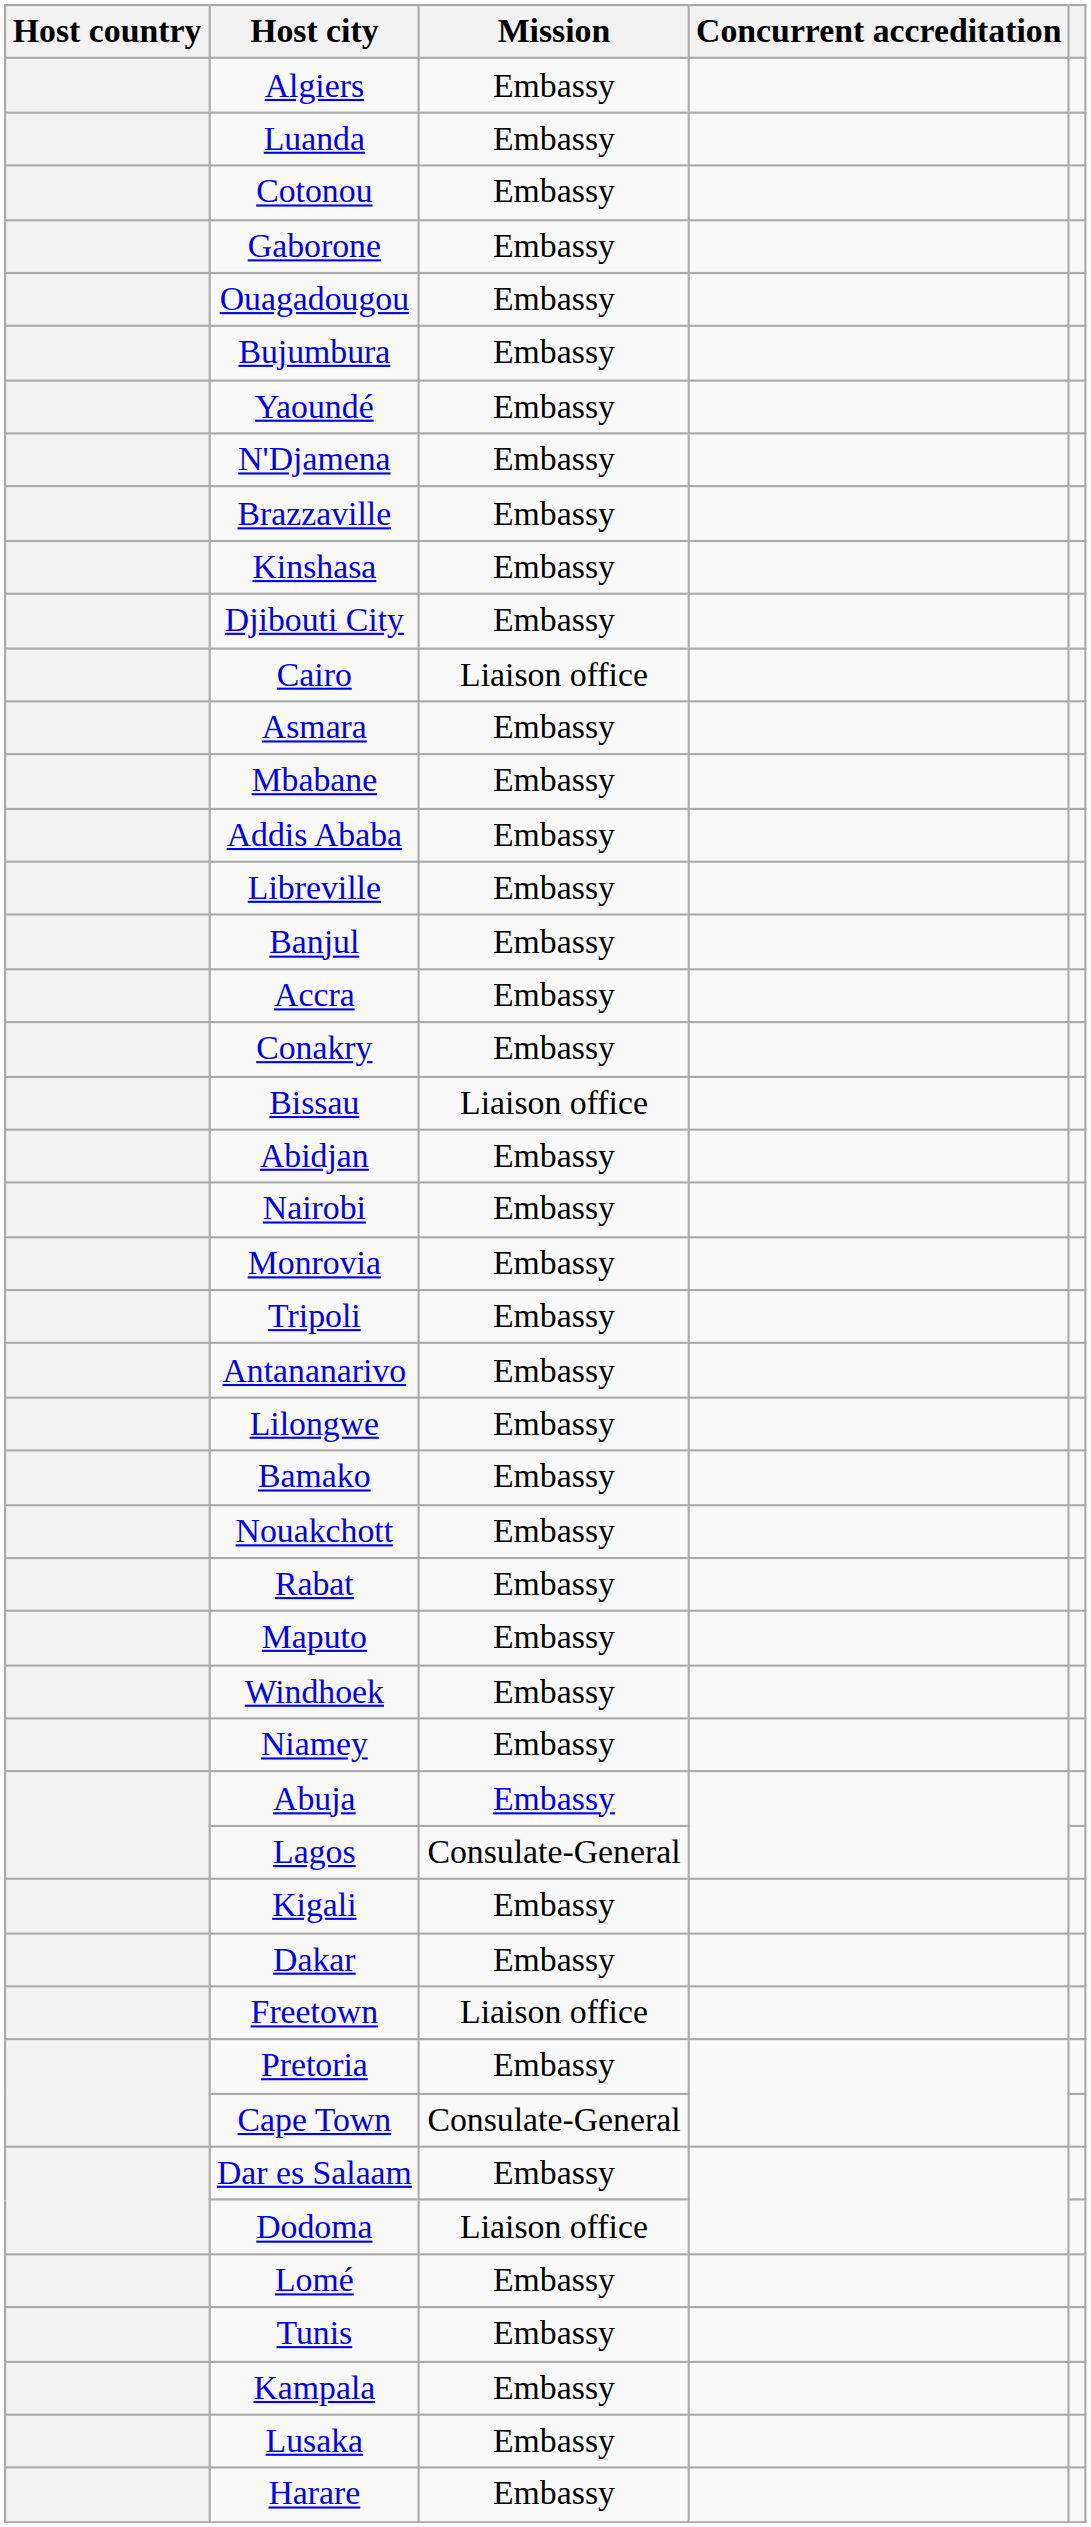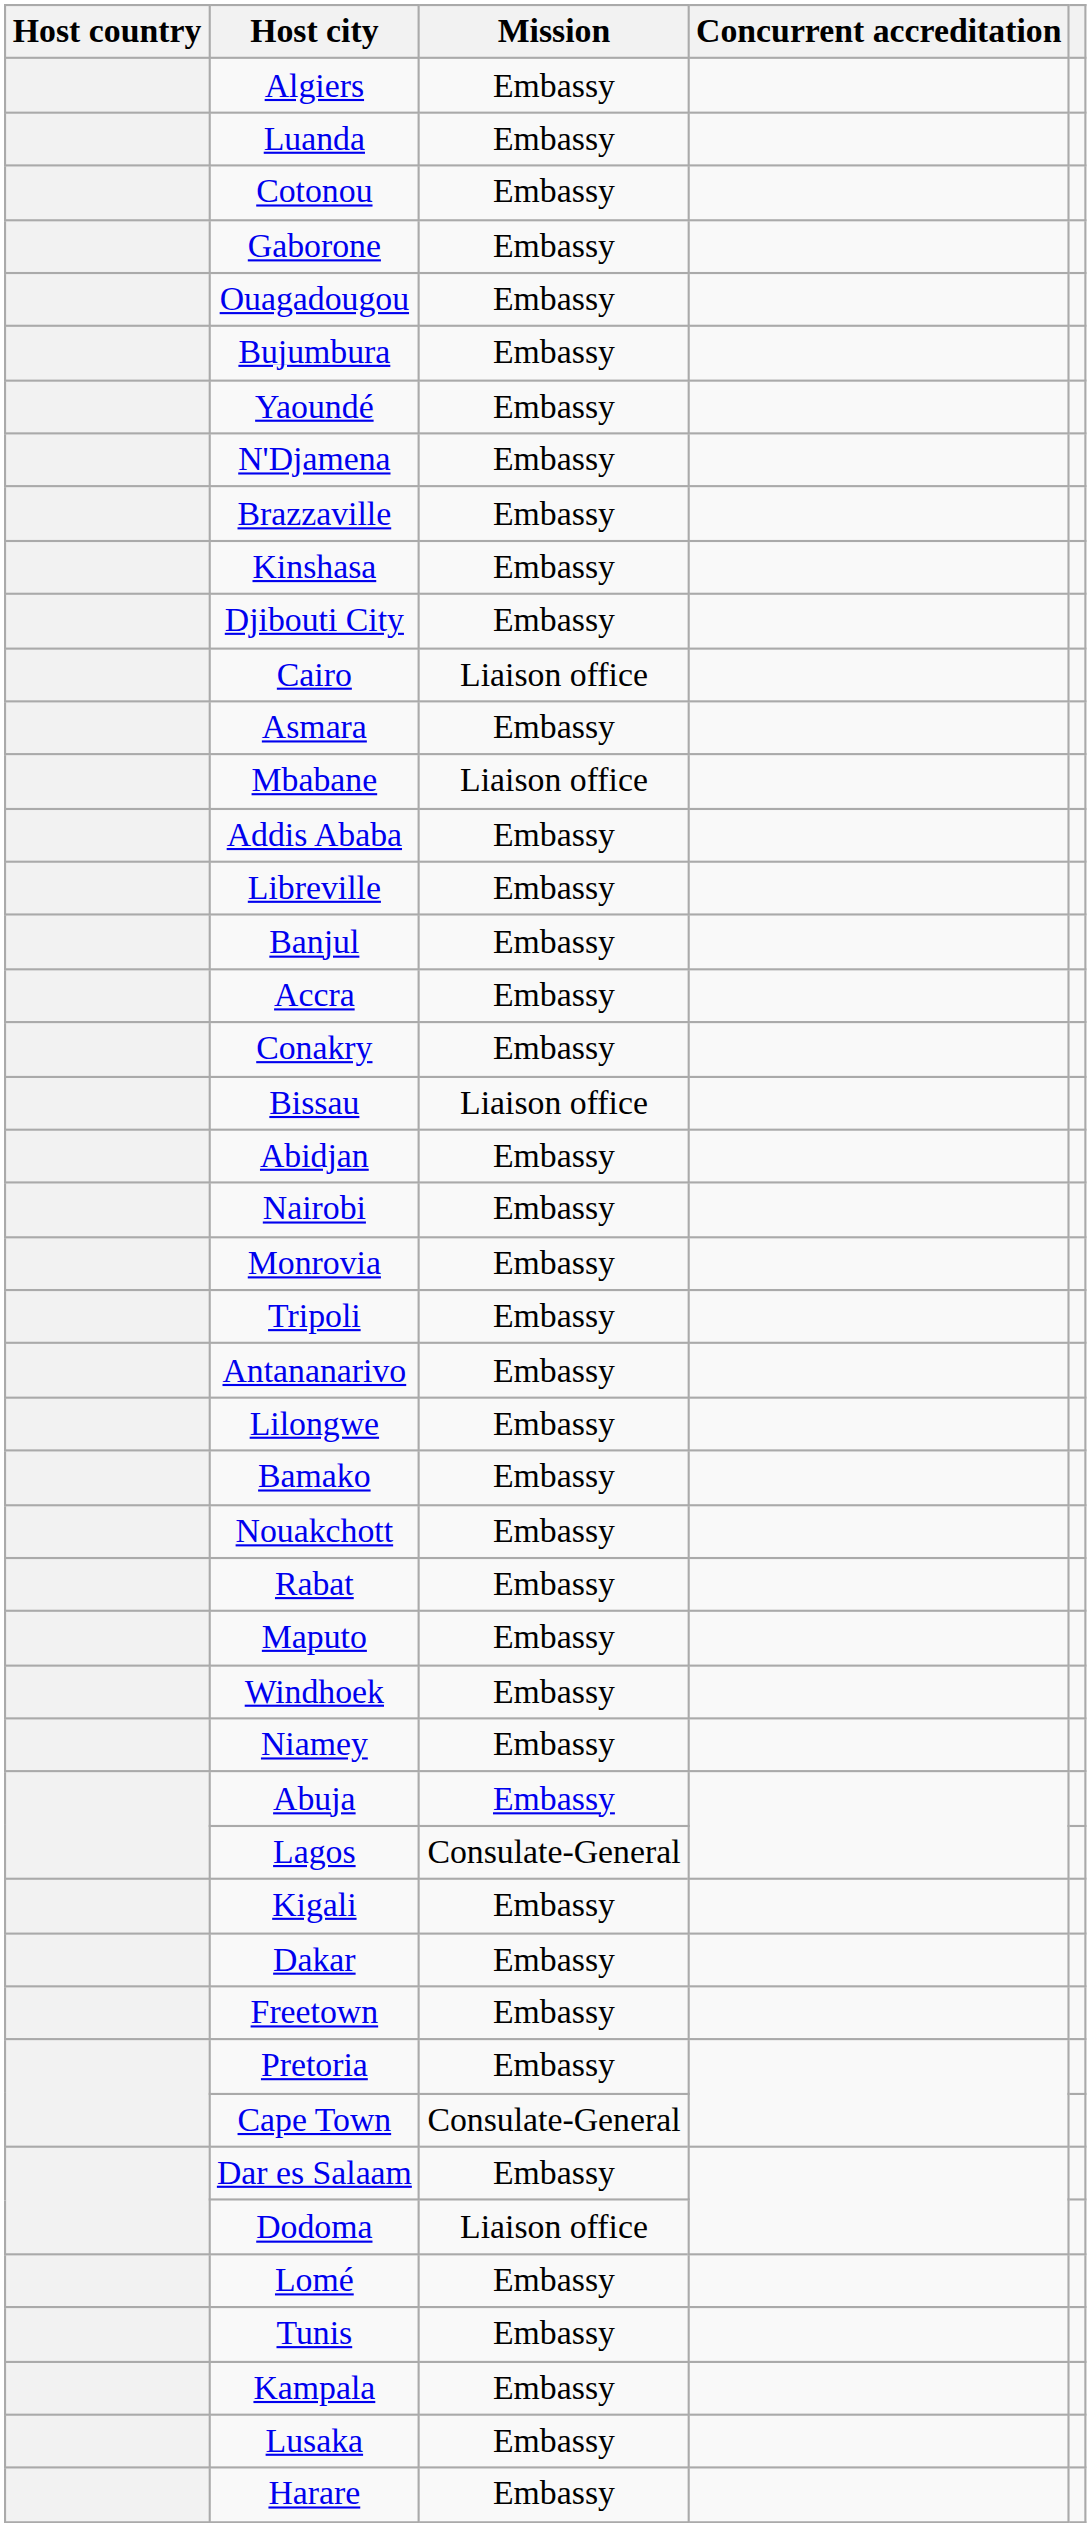(554, 780) Embassy -> (554, 780) Liaison office
(554, 2012) Liaison office -> (554, 2012) Embassy
